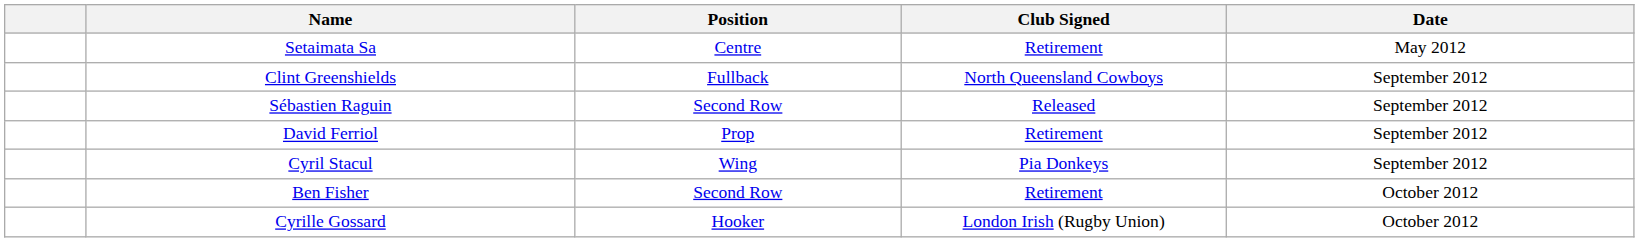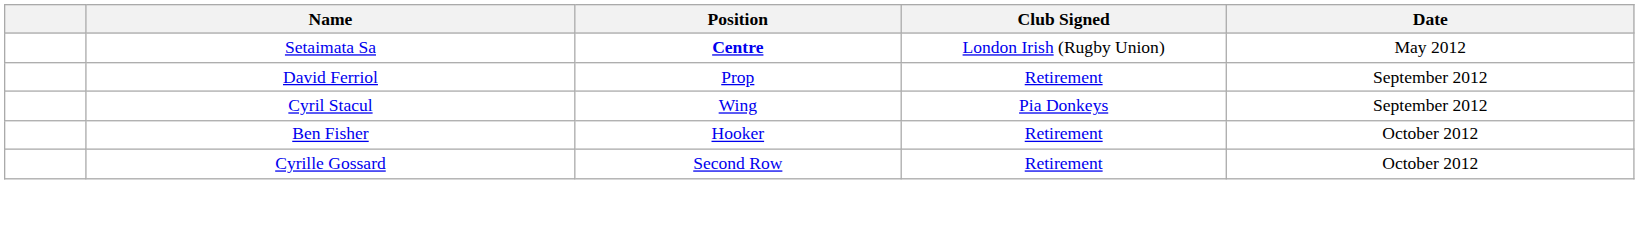(738, 47) normal -> (738, 47) bold
(1064, 47) Retirement -> (1064, 47) London Irish (Rugby Union)
- row: (330, 76)
- row: (330, 105)
(738, 192) Second Row -> (738, 134) Hooker
(738, 221) Hooker -> (738, 163) Second Row
(1064, 221) London Irish (Rugby Union) -> (1064, 163) Retirement
